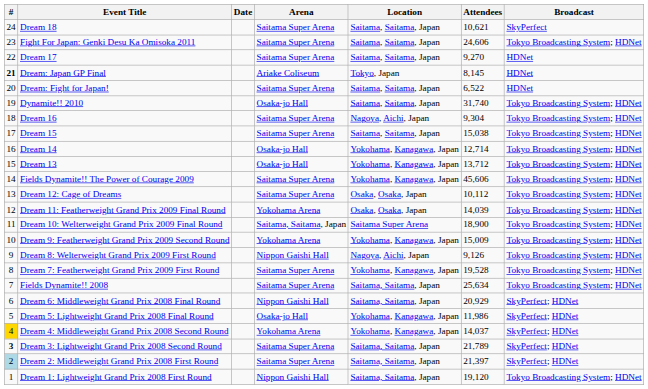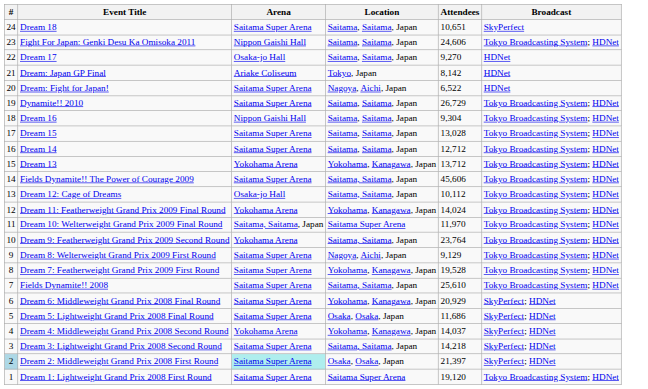- column: (243, 12)
(476, 27) 10,621 -> (453, 27) 10,651
(295, 42) Saitama Super Arena -> (270, 42) Nippon Gaishi Hall
(295, 58) Saitama Super Arena -> (260, 58) Osaka-jo Hall
(11, 73) bold -> (11, 73) normal
(474, 73) 8,145 -> (451, 73) 8,142
(395, 88) Saitama, Saitama, Japan -> (367, 88) Nagoya, Aichi, Japan
(282, 103) Osaka-jo Hall -> (273, 103) Saitama Super Arena
(476, 103) 31,740 -> (453, 103) 26,729
(295, 118) Saitama Super Arena -> (270, 118) Nippon Gaishi Hall
(390, 118) Nagoya, Aichi, Japan -> (372, 118) Saitama, Saitama, Japan
(476, 134) 15,038 -> (453, 134) 13,028
(282, 149) Osaka-jo Hall -> (273, 149) Saitama Super Arena
(405, 149) Yokohama, Kanagawa, Japan -> (372, 149) Saitama, Saitama, Japan
(476, 149) 12,714 -> (453, 149) 12,712
(282, 164) Osaka-jo Hall -> (266, 164) Yokohama Arena
(405, 179) Yokohama, Kanagawa, Japan -> (372, 179) Saitama, Saitama, Japan
(295, 194) Saitama Super Arena -> (260, 194) Osaka-jo Hall
(389, 194) Osaka, Osaka, Japan -> (372, 194) Saitama, Saitama, Japan
(389, 210) Osaka, Osaka, Japan -> (382, 210) Yokohama, Kanagawa, Japan
(476, 210) 14,039 -> (453, 210) 14,024
(476, 225) 18,900 -> (453, 225) 11,970
(405, 240) Yokohama, Kanagawa, Japan -> (372, 240) Saitama, Saitama, Japan
(476, 240) 15,009 -> (453, 240) 23,764
(293, 255) Nippon Gaishi Hall -> (273, 255) Saitama Super Arena
(474, 255) 9,126 -> (451, 255) 9,129
(476, 286) 25,634 -> (453, 286) 25,610
(293, 301) Nippon Gaishi Hall -> (273, 301) Saitama Super Arena
(395, 301) Saitama, Saitama, Japan -> (382, 301) Yokohama, Kanagawa, Japan
(282, 316) Osaka-jo Hall -> (273, 316) Saitama Super Arena
(405, 316) Yokohama, Kanagawa, Japan -> (366, 316) Osaka, Osaka, Japan
(476, 316) 11,986 -> (453, 316) 11,686
(11, 331) gold background -> (11, 331) no background
(11, 346) bold -> (11, 346) normal
(476, 346) 21,789 -> (453, 346) 14,218
(295, 362) no background -> (273, 362) paleturquoise background
(395, 362) Saitama, Saitama, Japan -> (366, 362) Osaka, Osaka, Japan
(293, 377) Nippon Gaishi Hall -> (273, 377) Saitama Super Arena
(395, 377) Saitama, Saitama, Japan -> (367, 377) Saitama Super Arena
